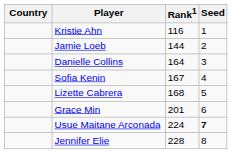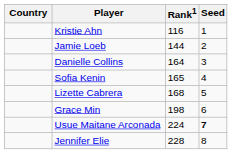(176, 77) 167 -> (176, 77) 165
(176, 109) 201 -> (176, 109) 198
